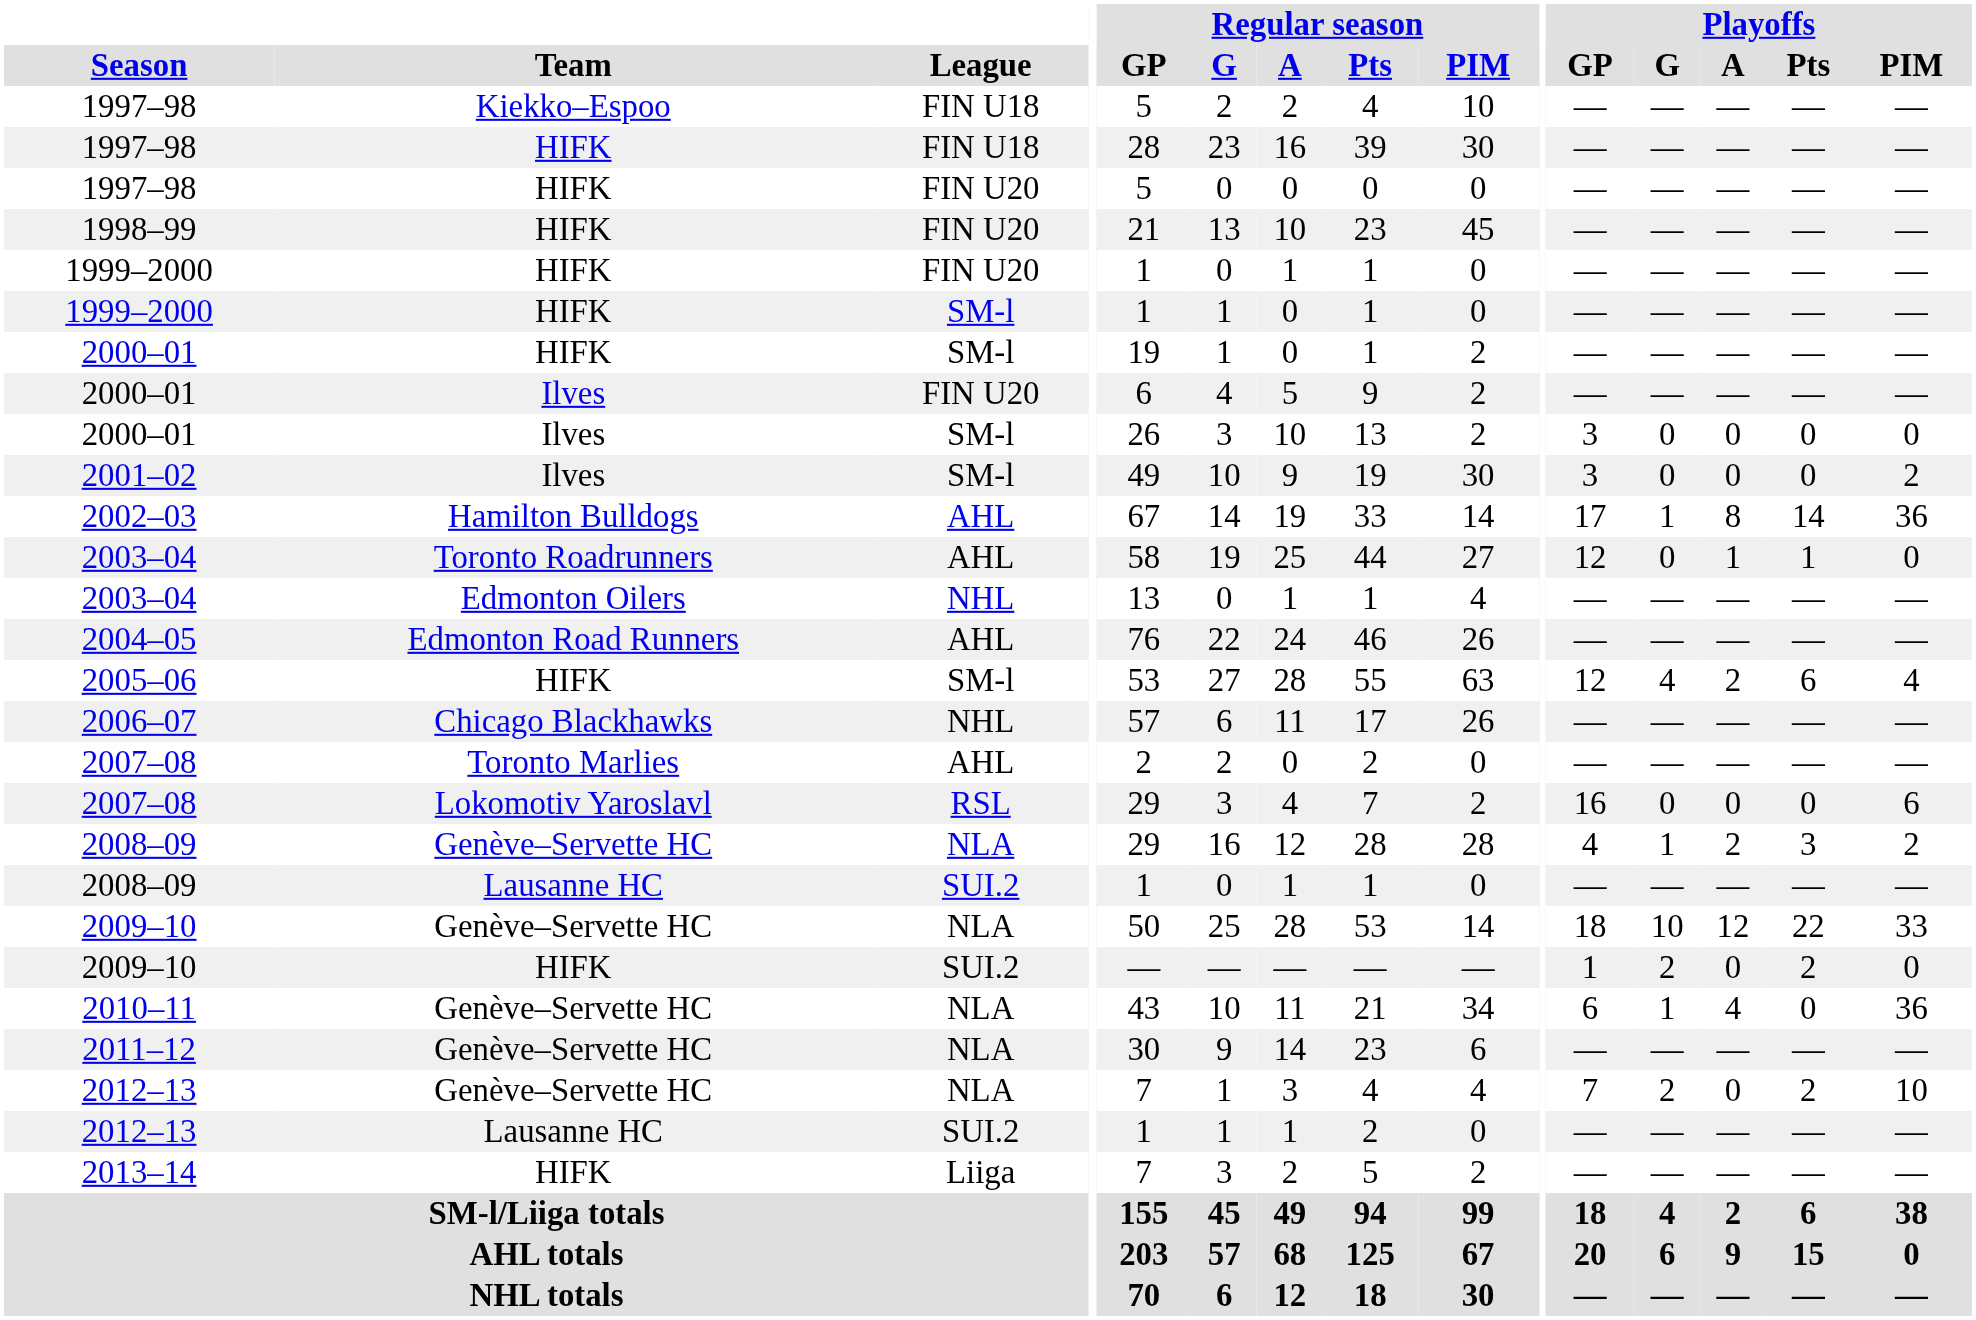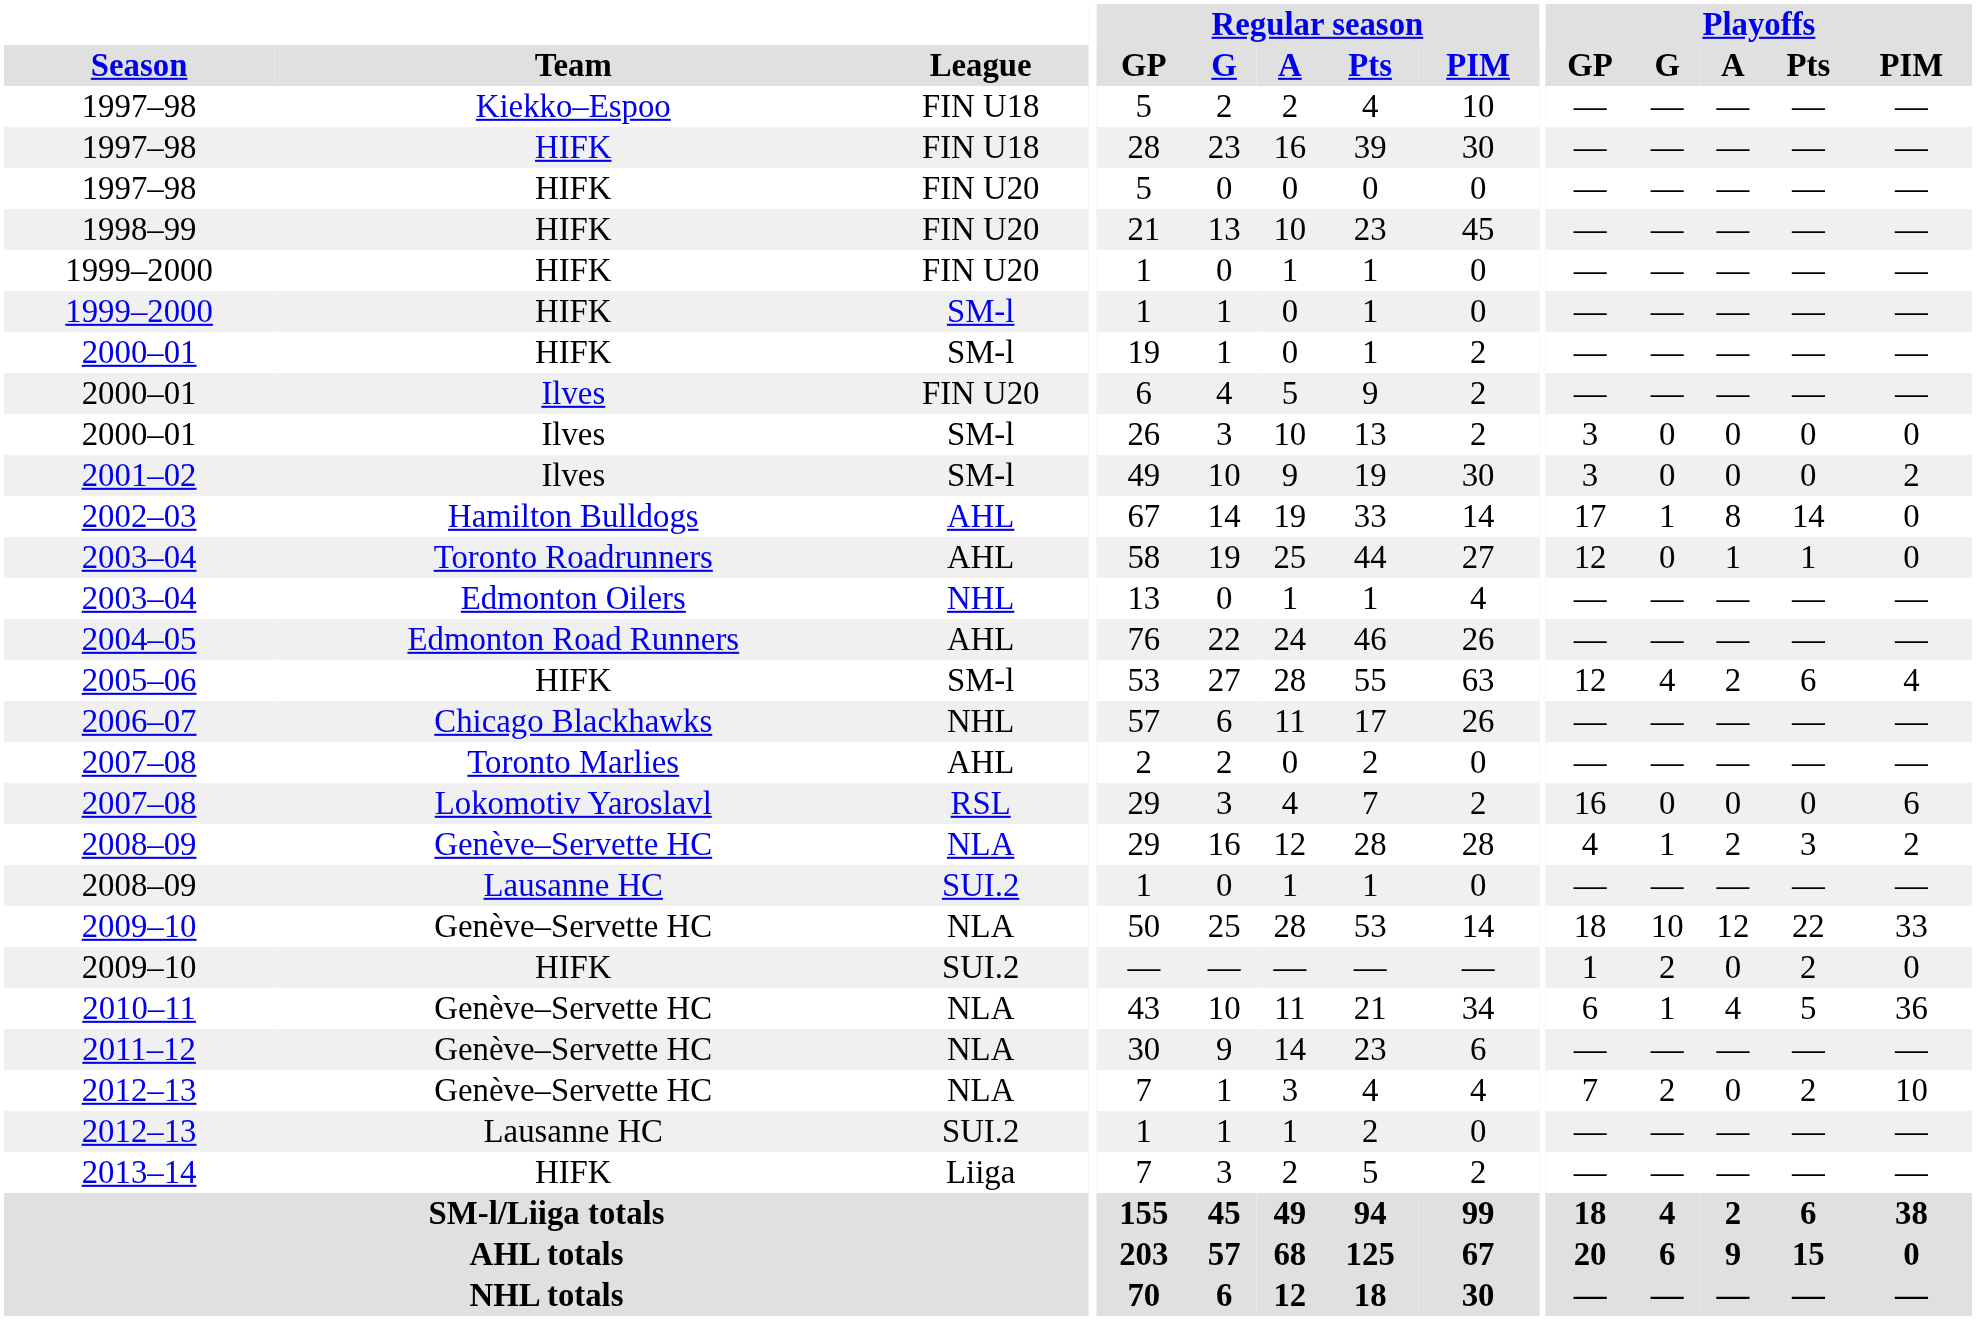(1911, 515) 36 -> (1911, 515) 0
(1808, 1007) 0 -> (1808, 1007) 5
